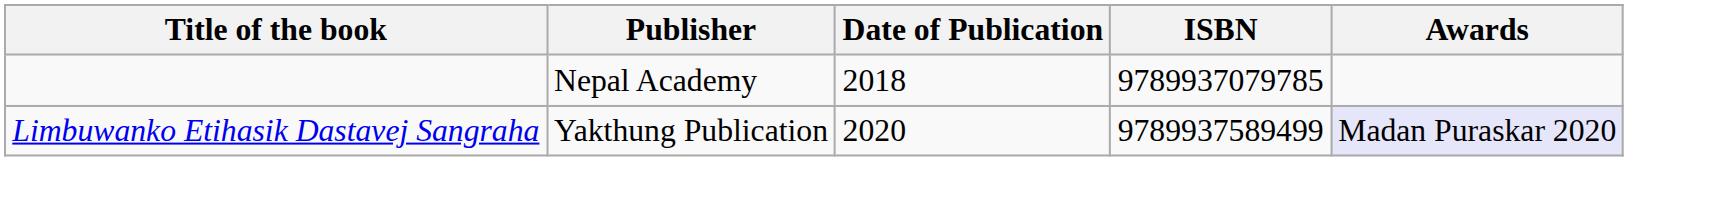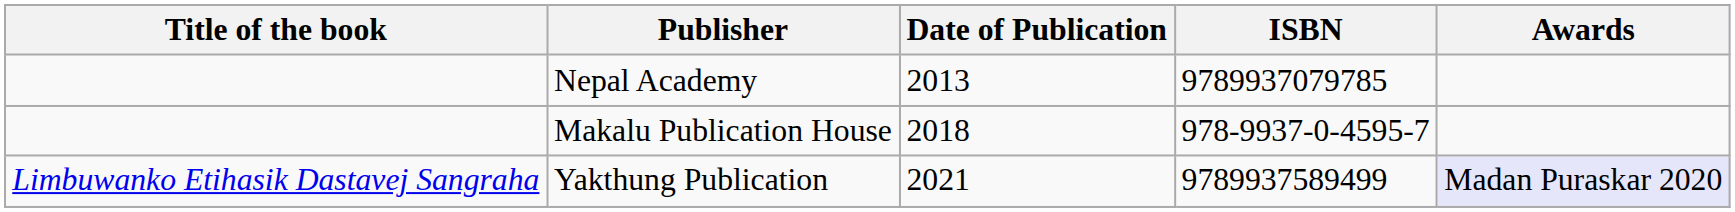(874, 79) 2018 -> (938, 79) 2013
+ row: (723, 130)
(874, 130) 2020 -> (938, 180) 2021
